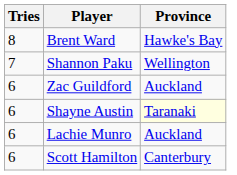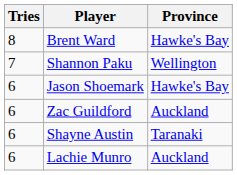+ row: (95, 87)
(170, 110) lightyellow background -> (177, 134) no background
- row: (92, 157)
